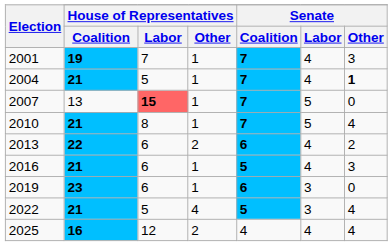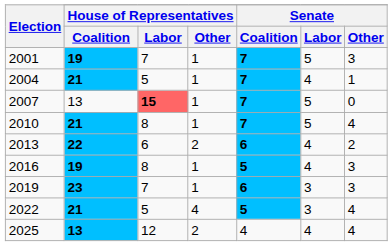(308, 59) 4 -> (308, 59) 5
(352, 80) bold -> (352, 80) normal
(75, 166) 21 -> (75, 166) 19
(145, 166) 6 -> (145, 166) 8
(145, 187) 6 -> (145, 187) 7
(352, 187) 0 -> (352, 187) 3
(75, 230) 16 -> (75, 230) 13
